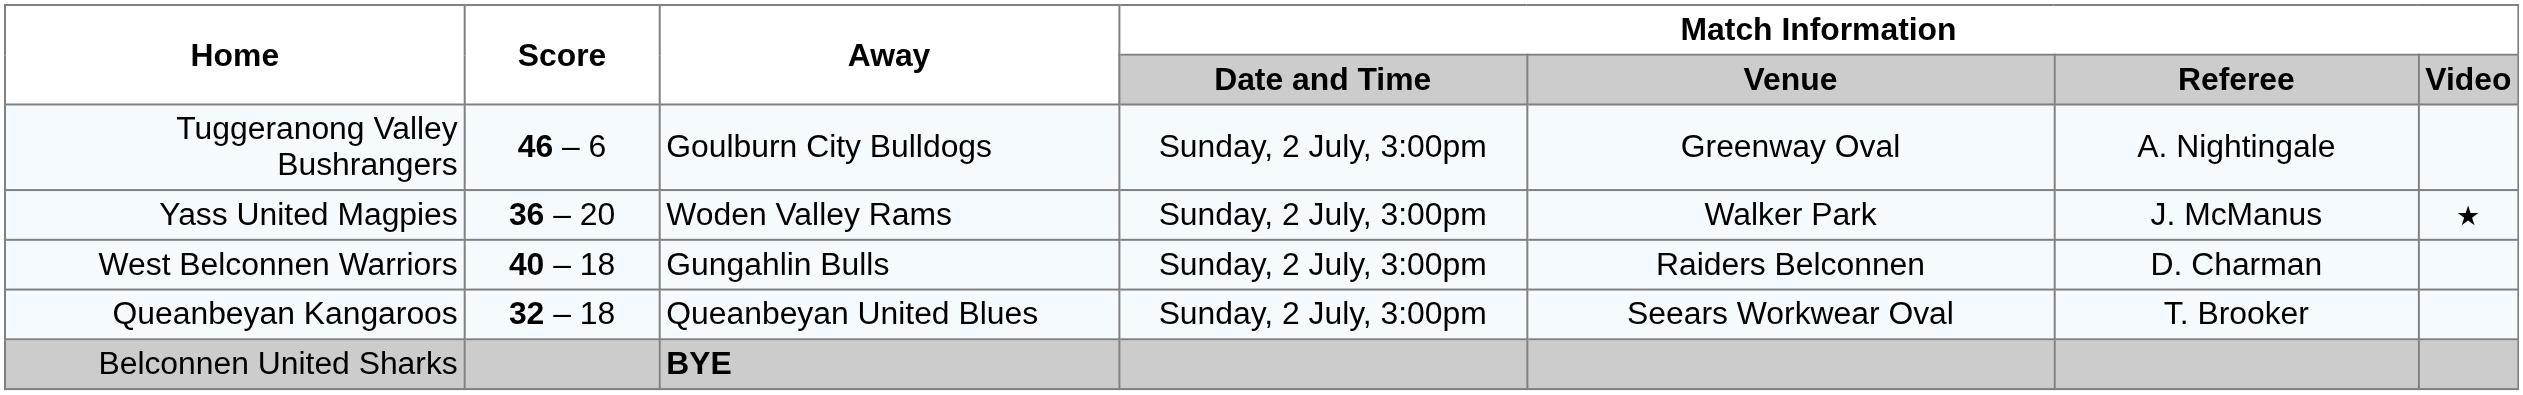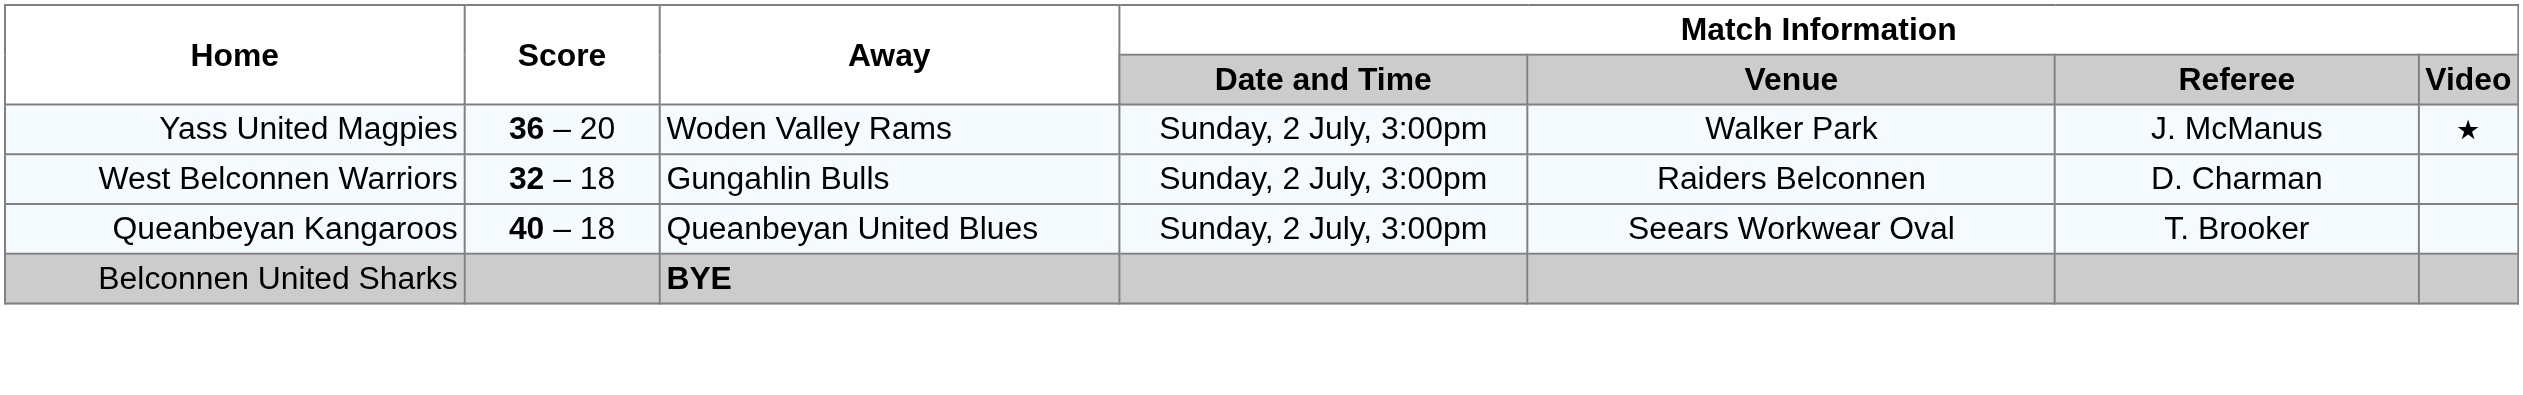- row: (317, 146)
(562, 264) 40 – 18 -> (562, 178) 32 – 18
(562, 313) 32 – 18 -> (562, 228) 40 – 18
